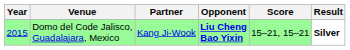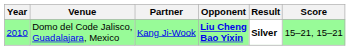columns swapped: (280, 12) <-> (328, 12)
(17, 33) 2015 -> (17, 33) 2010
